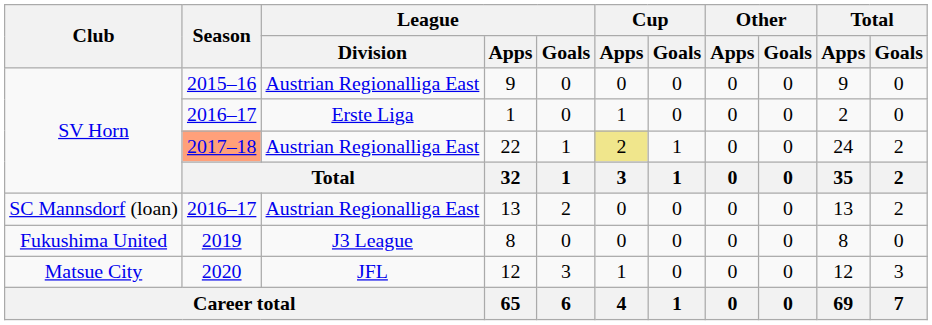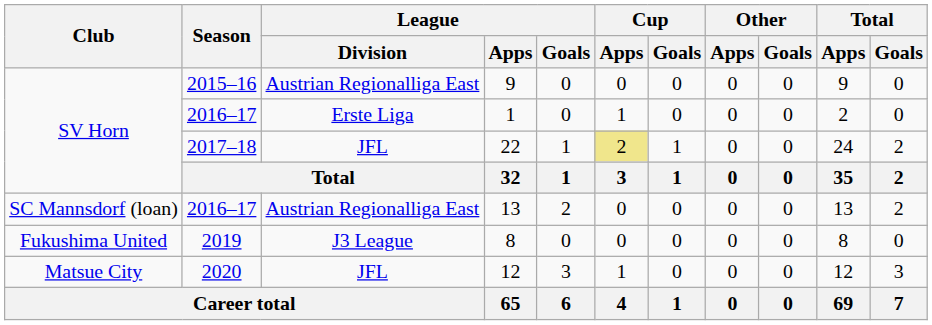(222, 146) lightsalmon background -> (222, 146) no background
(372, 146) Austrian Regionalliga East -> (372, 146) JFL
